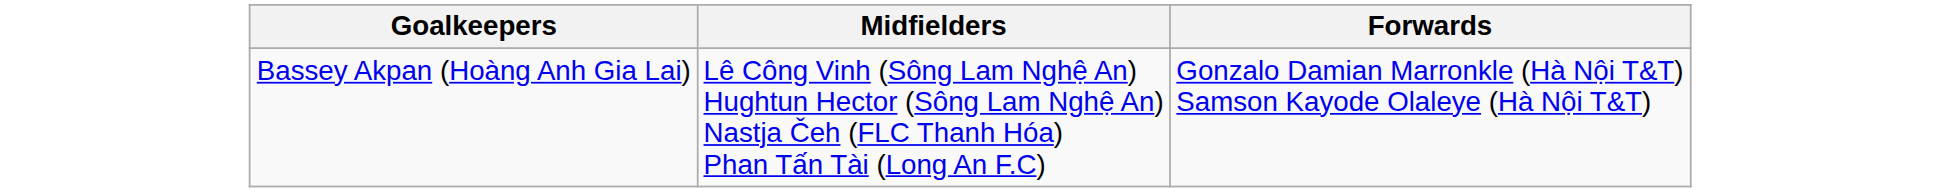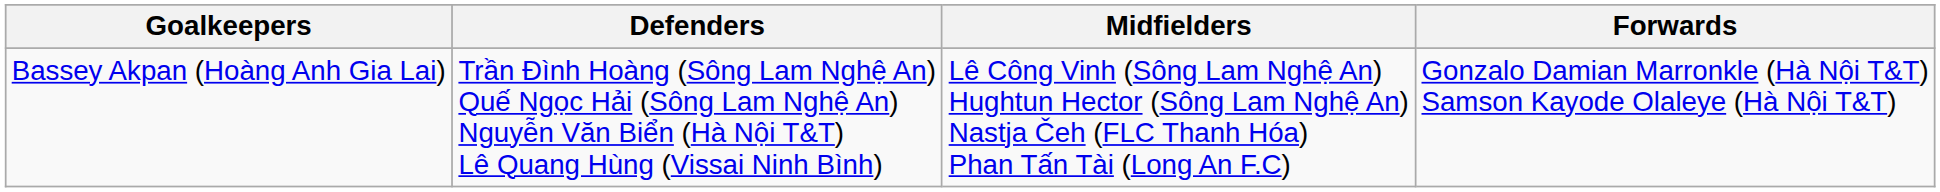+ column: (697, 26)
